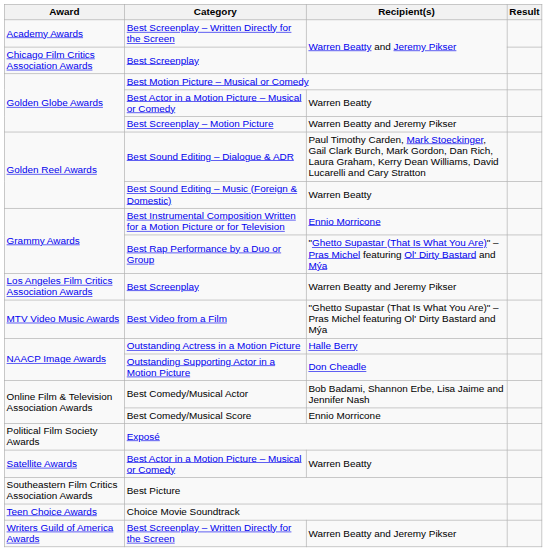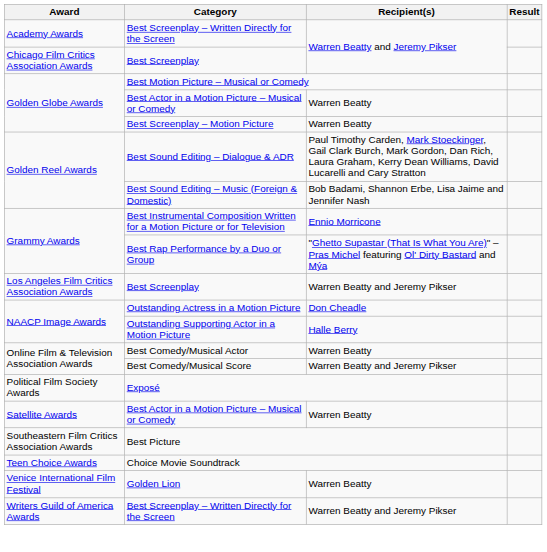(382, 124) Warren Beatty and Jeremy Pikser -> (340, 124) Warren Beatty
(340, 195) Warren Beatty -> (406, 195) Bob Badami, Shannon Erbe, Lisa Jaime and Jennifer Nash
- row: (63, 319)
(333, 346) Halle Berry -> (337, 308) Don Cheadle
(337, 367) Don Cheadle -> (333, 329) Halle Berry
(406, 394) Bob Badami, Shannon Erbe, Lisa Jaime and Jennifer Nash -> (340, 350) Warren Beatty
(345, 415) Ennio Morricone -> (382, 366) Warren Beatty and Jeremy Pikser
+ row: (61, 484)
